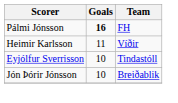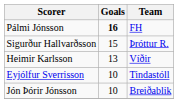+ row: (51, 43)
(101, 43) 11 -> (113, 59) 13
